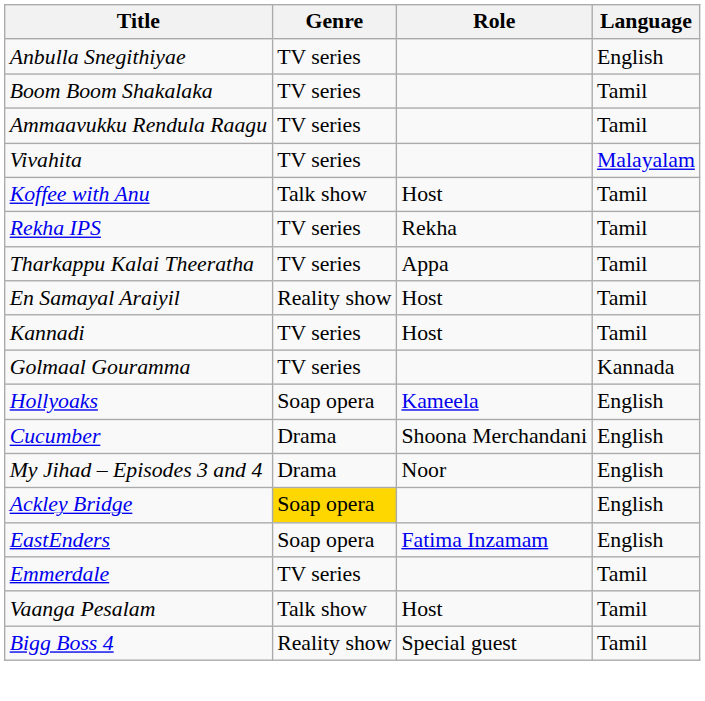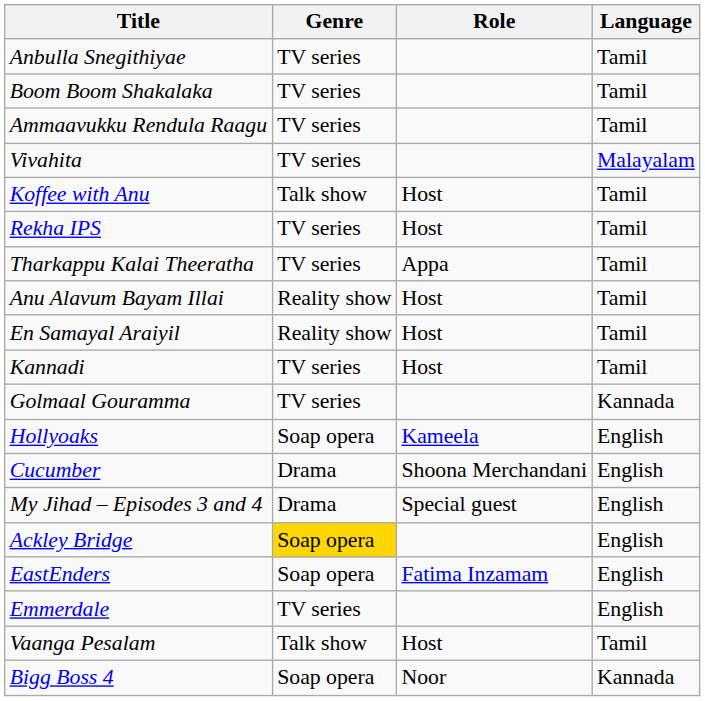(630, 56) English -> (622, 56) Tamil
(429, 228) Rekha -> (422, 228) Host
+ row: (117, 297)
(424, 470) Noor -> (459, 504) Special guest
(622, 573) Tamil -> (630, 608) English
(334, 642) Reality show -> (326, 677) Soap opera
(459, 642) Special guest -> (424, 677) Noor
(622, 642) Tamil -> (636, 677) Kannada
